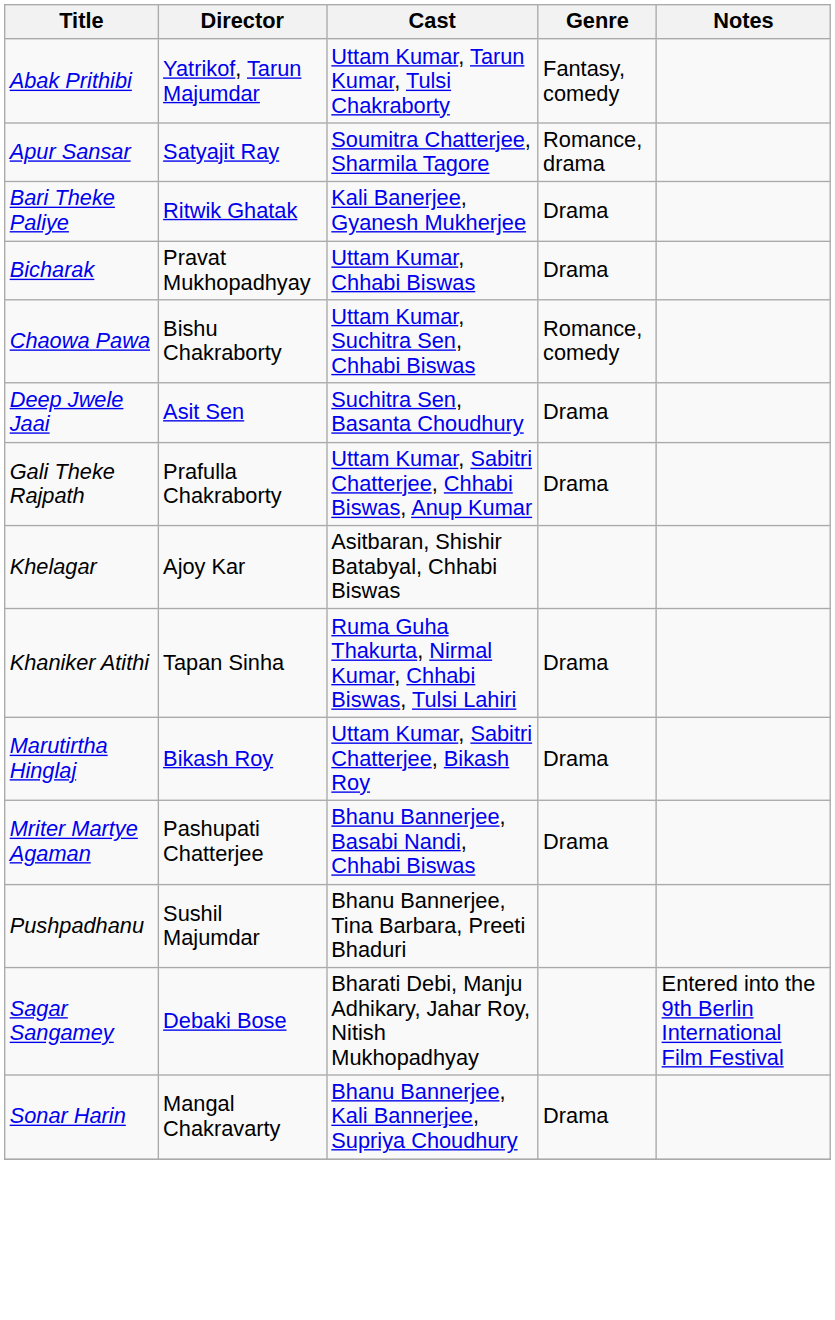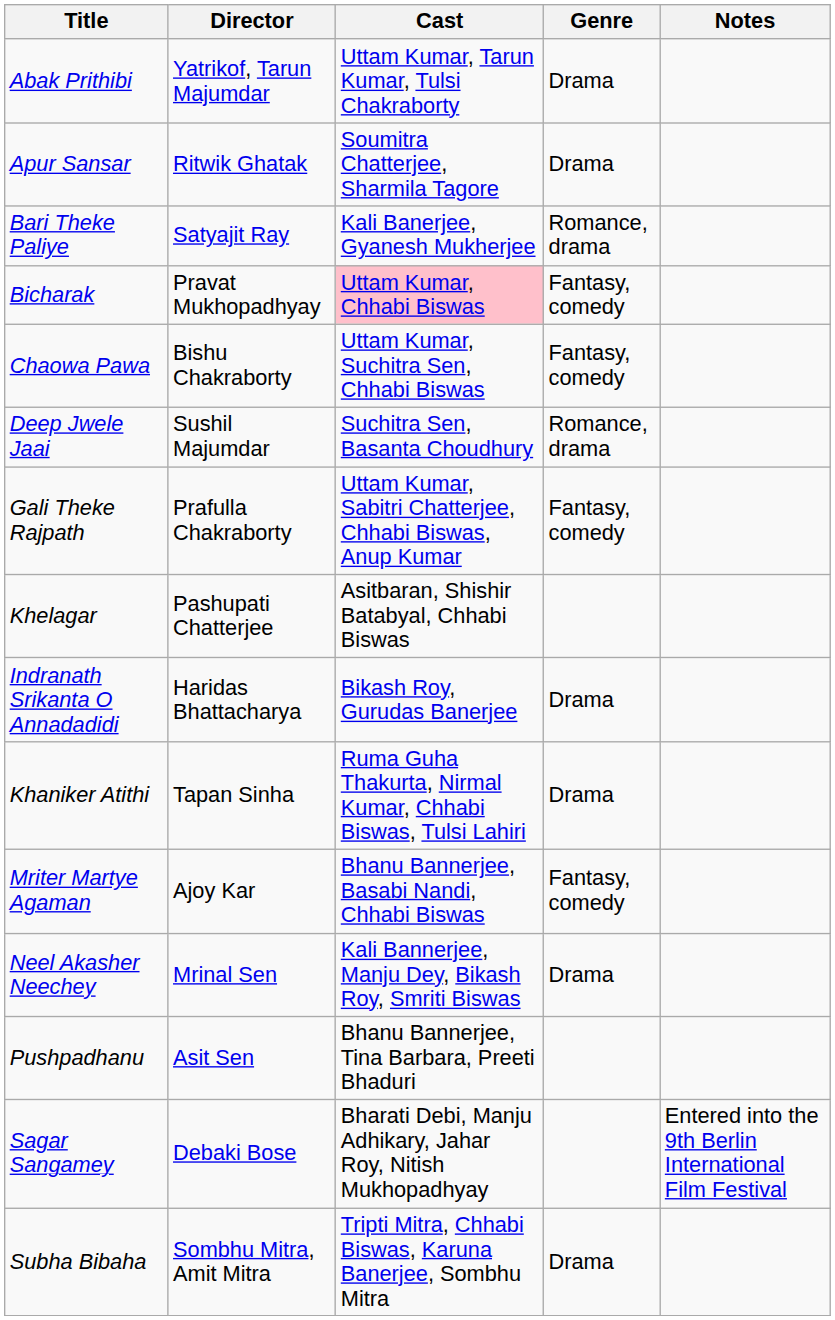(584, 80) Fantasy, comedy -> (581, 80) Drama
(221, 151) Satyajit Ray -> (240, 164) Ritwik Ghatak
(593, 151) Romance, drama -> (581, 164) Drama
(230, 210) Ritwik Ghatak -> (231, 235) Satyajit Ray
(576, 210) Drama -> (598, 235) Romance, drama
(403, 269) no background -> (413, 294) pink background
(576, 269) Drama -> (589, 294) Fantasy, comedy
(593, 341) Romance, comedy -> (589, 365) Fantasy, comedy
(204, 412) Asit Sen -> (221, 436) Sushil Majumdar
(576, 412) Drama -> (598, 436) Romance, drama
(576, 483) Drama -> (589, 520) Fantasy, comedy
(204, 567) Ajoy Kar -> (223, 616) Pashupati Chatterjee
+ row: (64, 699)
- row: (59, 758)
(213, 842) Pashupati Chatterjee -> (214, 890) Ajoy Kar
(576, 842) Drama -> (589, 890) Fantasy, comedy
+ row: (75, 974)
(211, 925) Sushil Majumdar -> (214, 1057) Asit Sen
- row: (68, 1116)
+ row: (78, 1261)
